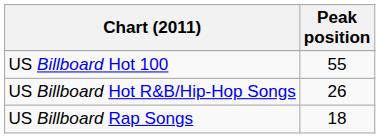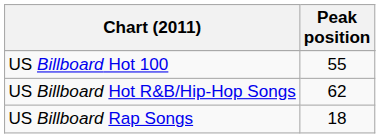(337, 91) 26 -> (337, 91) 62
